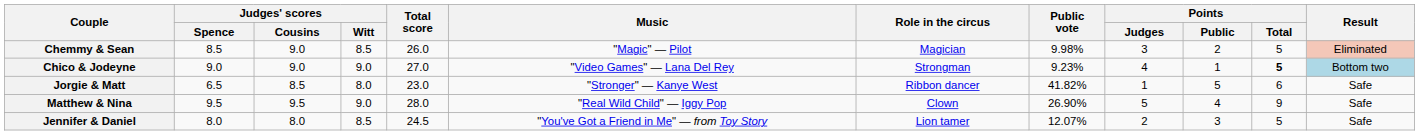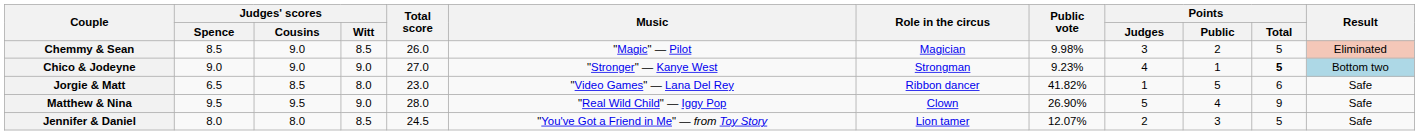(652, 68) "Video Games" — Lana Del Rey -> (652, 68) "Stronger" — Kanye West
(652, 86) "Stronger" — Kanye West -> (652, 86) "Video Games" — Lana Del Rey
